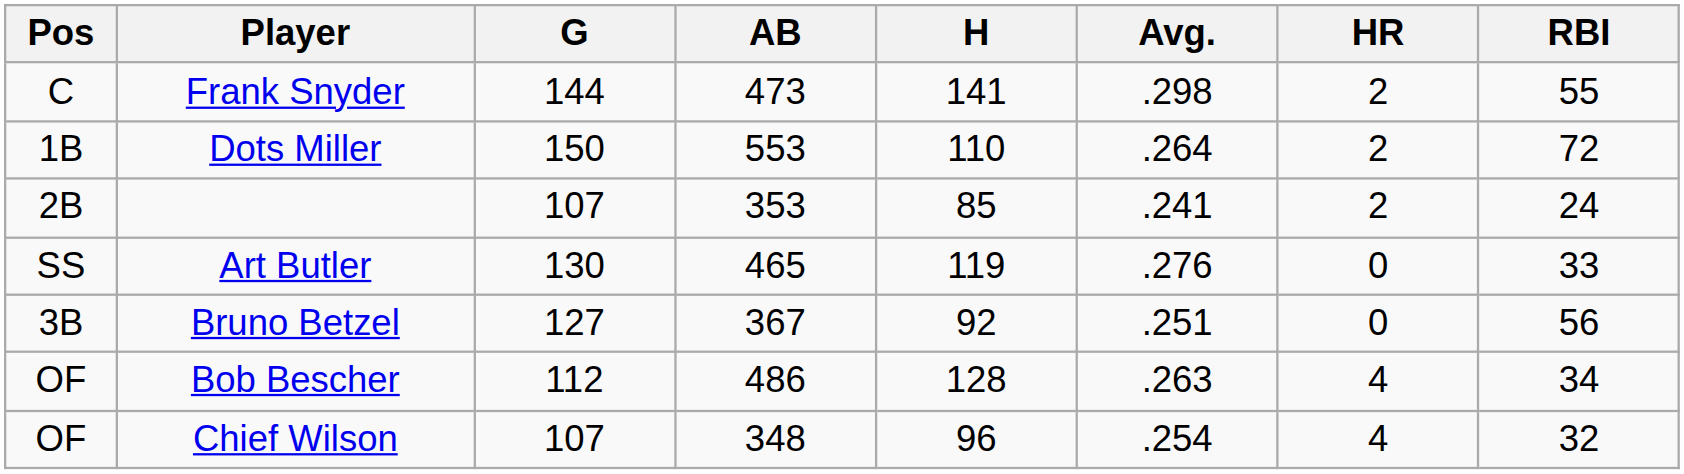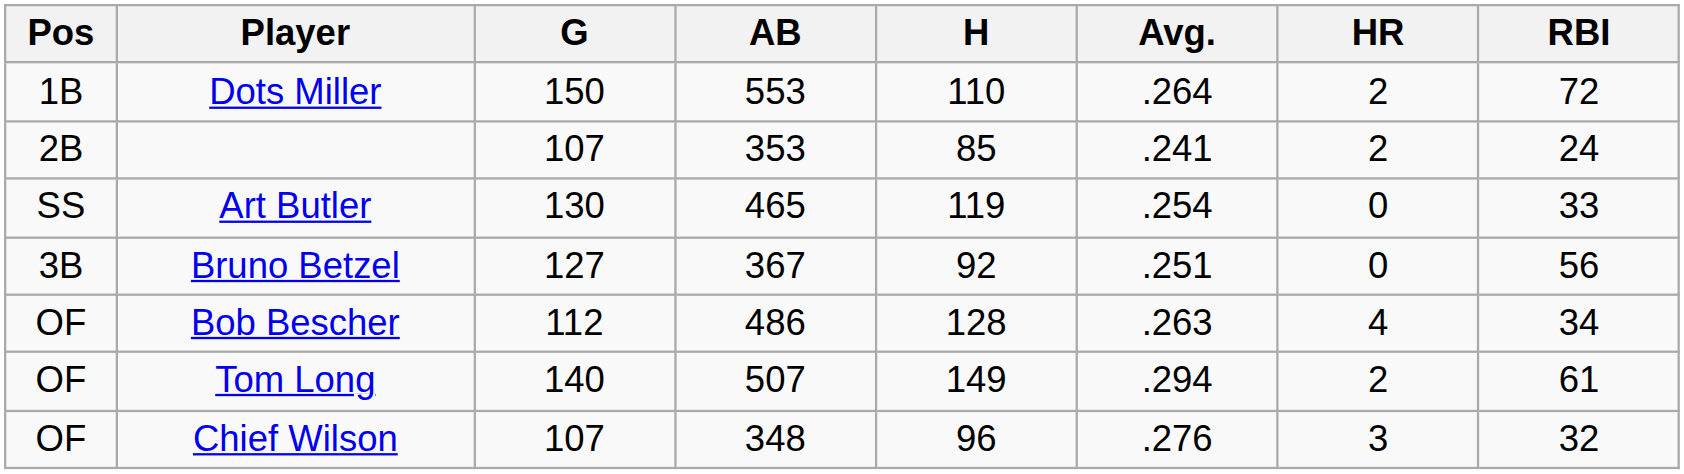- row: (295, 91)
(1177, 264) .276 -> (1177, 206) .254
+ row: (295, 380)
(1177, 438) .254 -> (1177, 438) .276
(1378, 438) 4 -> (1378, 438) 3
